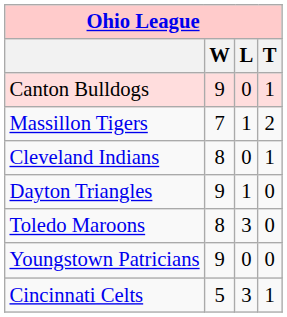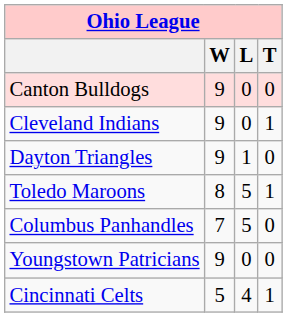(270, 89) 1 -> (270, 89) 0
- row: (79, 123)
(220, 158) 8 -> (220, 123) 9
(246, 226) 3 -> (246, 192) 5
(270, 226) 0 -> (270, 192) 1
+ row: (102, 226)
(246, 294) 3 -> (246, 294) 4
